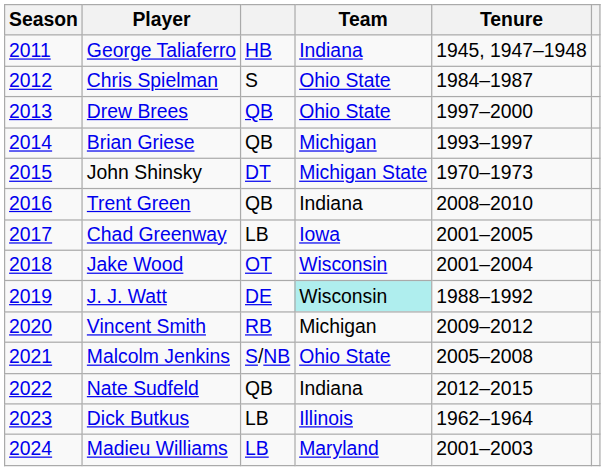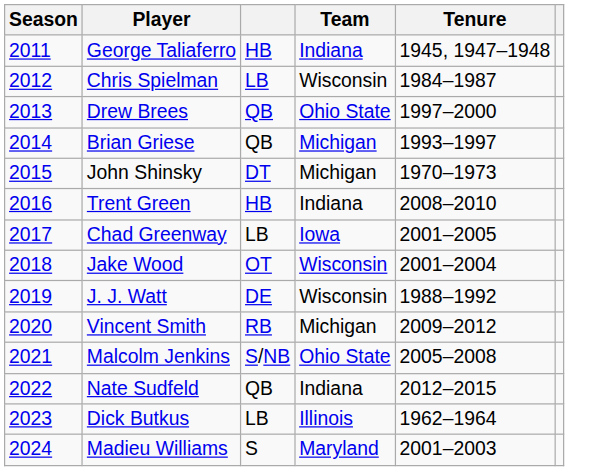(251, 81) S -> (257, 81) LB
(345, 81) Ohio State -> (343, 81) Wisconsin
(363, 173) Michigan State -> (338, 173) Michigan
(259, 204) QB -> (258, 204) HB
(343, 296) paleturquoise background -> (343, 296) no background
(257, 449) LB -> (251, 449) S
